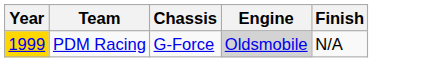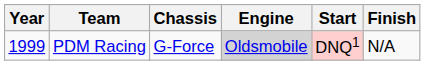+ column: (337, 18)
(27, 44) gold background -> (27, 46) no background
